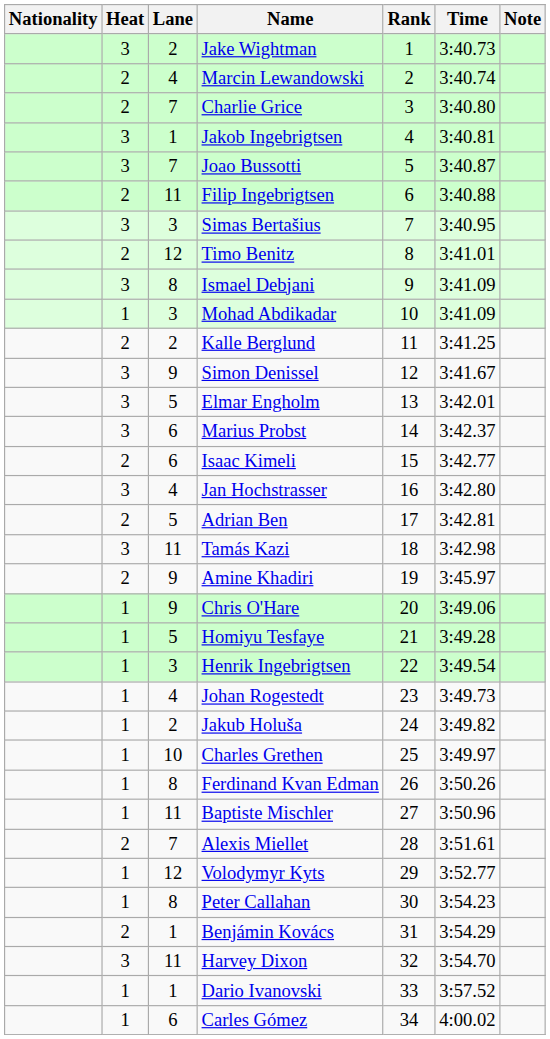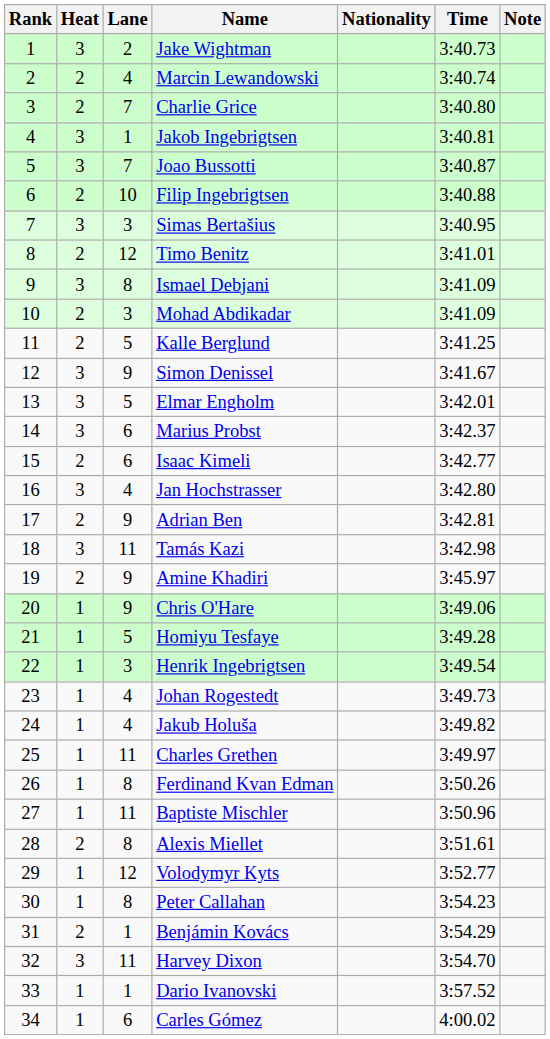columns swapped: (409, 19) <-> (53, 19)
(173, 195) 11 -> (128, 195) 10
(125, 313) 1 -> (80, 313) 2
(173, 343) 2 -> (128, 343) 5
(173, 519) 5 -> (128, 519) 9
(173, 725) 2 -> (128, 725) 4
(173, 755) 10 -> (128, 755) 11
(173, 843) 7 -> (128, 843) 8
